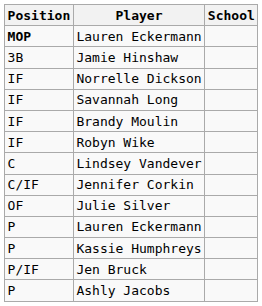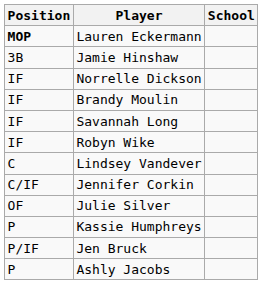rows swapped: (15, 100) <-> (15, 121)
- row: (12, 227)
